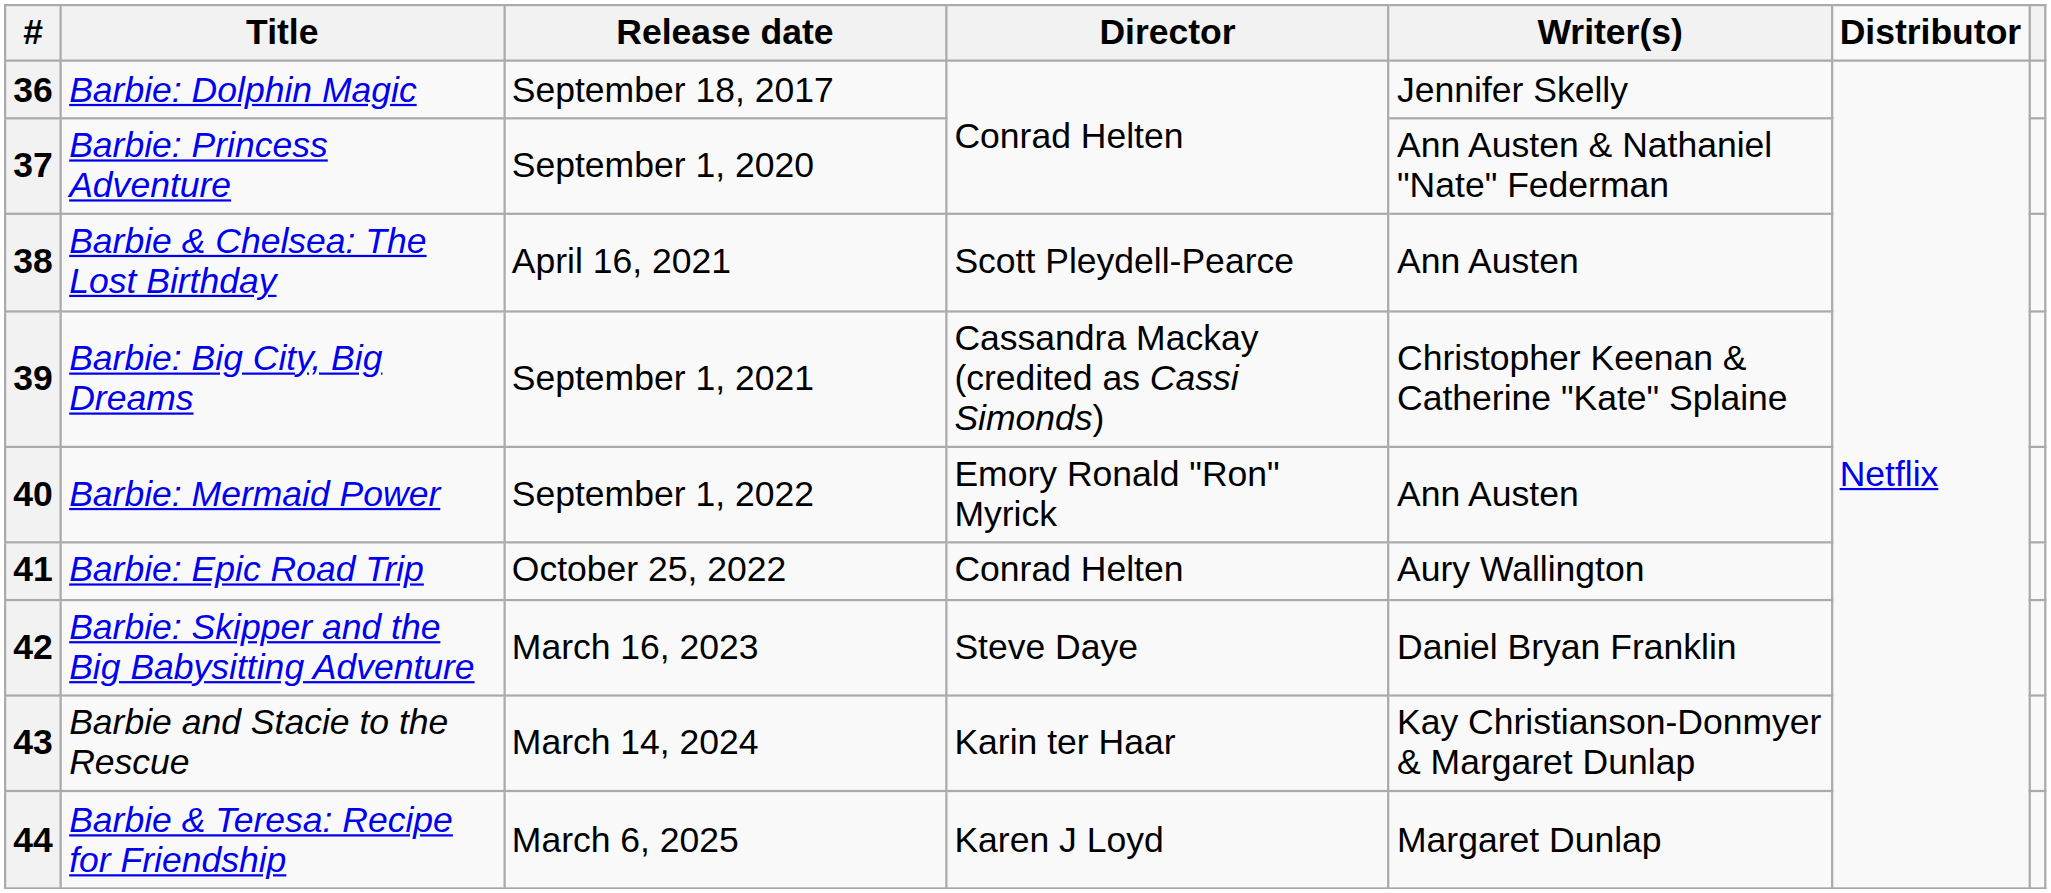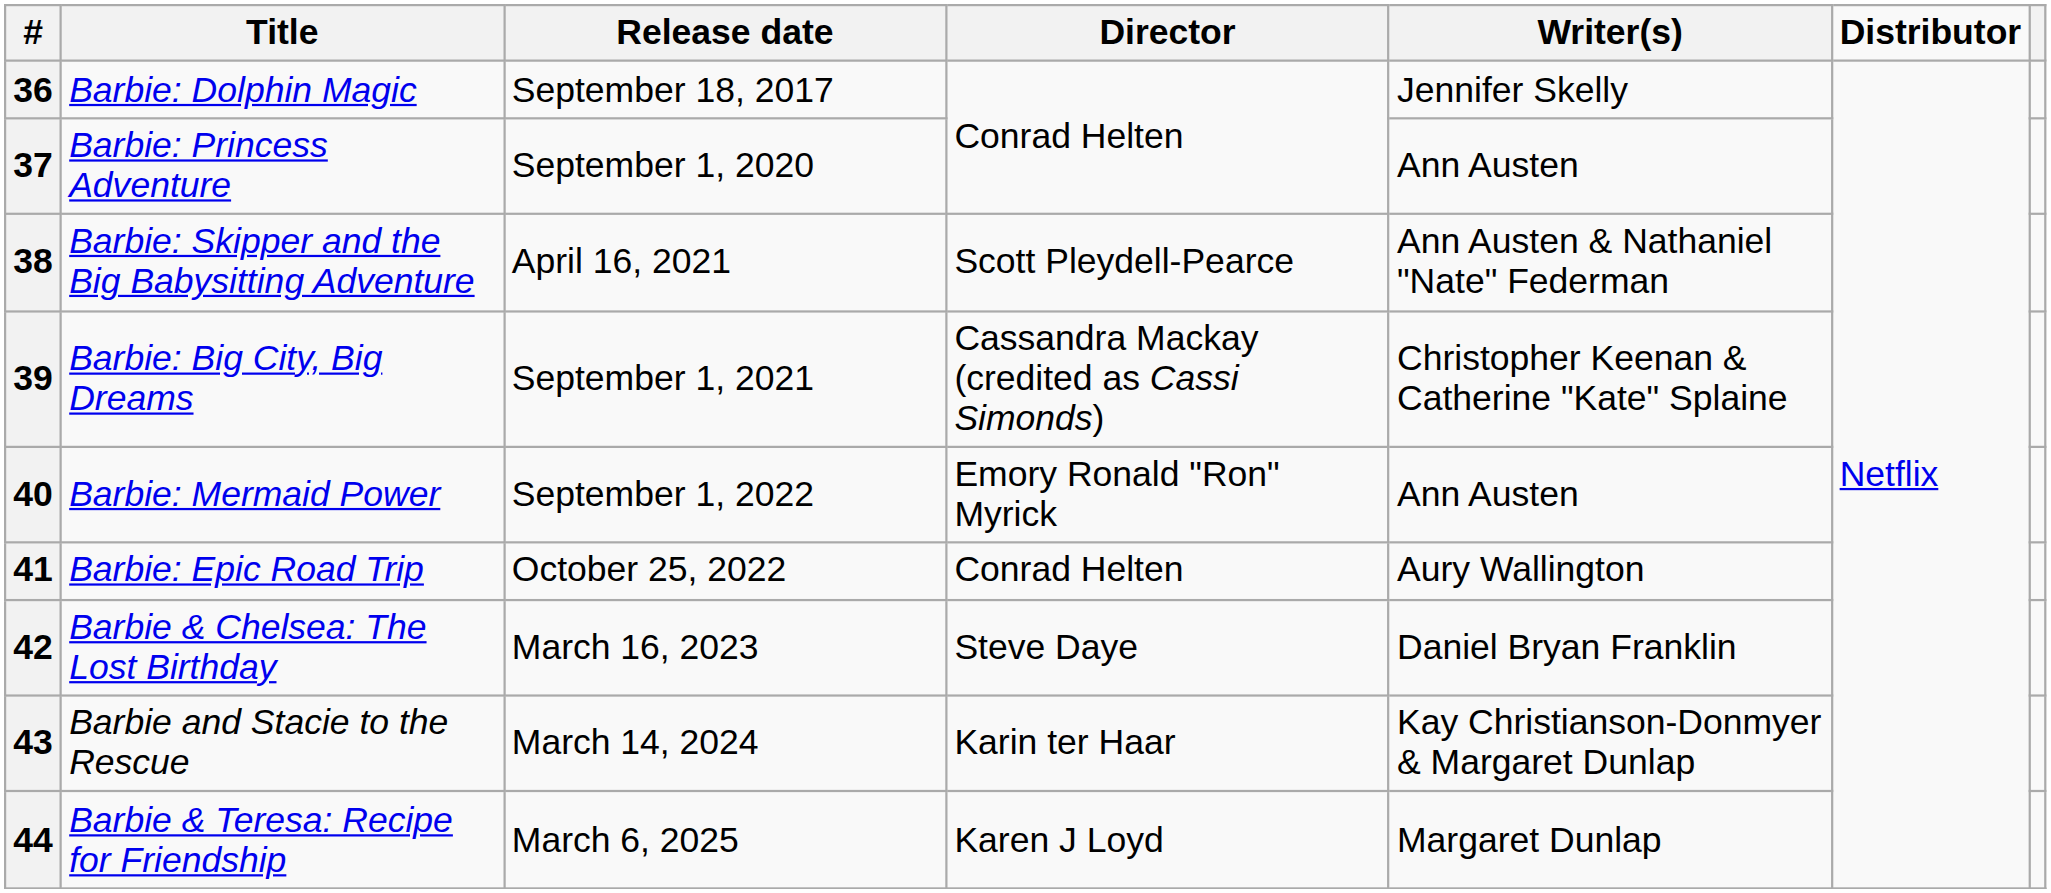(1585, 165) Ann Austen & Nathaniel "Nate" Federman -> (1488, 165) Ann Austen
(248, 261) Barbie & Chelsea: The Lost Birthday -> (272, 261) Barbie: Skipper and the Big Babysitting Adventure
(1488, 261) Ann Austen -> (1585, 261) Ann Austen & Nathaniel "Nate" Federman
(272, 646) Barbie: Skipper and the Big Babysitting Adventure -> (248, 646) Barbie & Chelsea: The Lost Birthday
